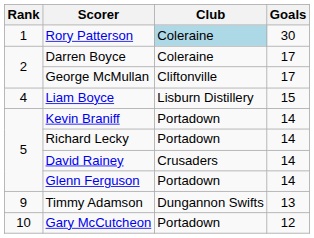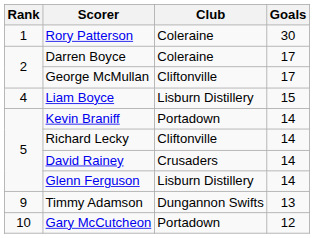(185, 35) lightblue background -> (185, 35) no background
(189, 139) Portadown -> (187, 139) Cliftonville
(189, 181) Portadown -> (205, 181) Lisburn Distillery
